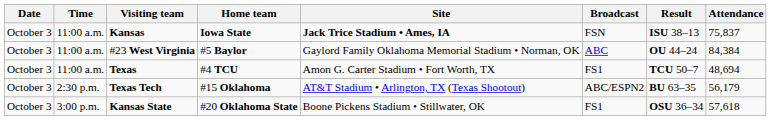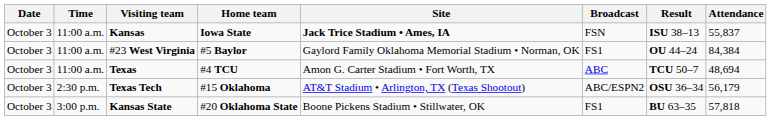(724, 32) 75,837 -> (724, 32) 55,837
(596, 51) ABC -> (594, 51) FS1
(594, 69) FS1 -> (596, 69) ABC
(673, 88) BU 63–35 -> (676, 88) OSU 36–34
(676, 106) OSU 36–34 -> (673, 106) BU 63–35
(724, 106) 57,618 -> (724, 106) 57,818
